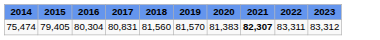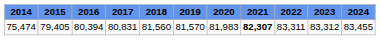+ column: (358, 12)
(89, 27) 80,304 -> (89, 27) 80,394
(224, 27) 81,383 -> (224, 27) 81,983
